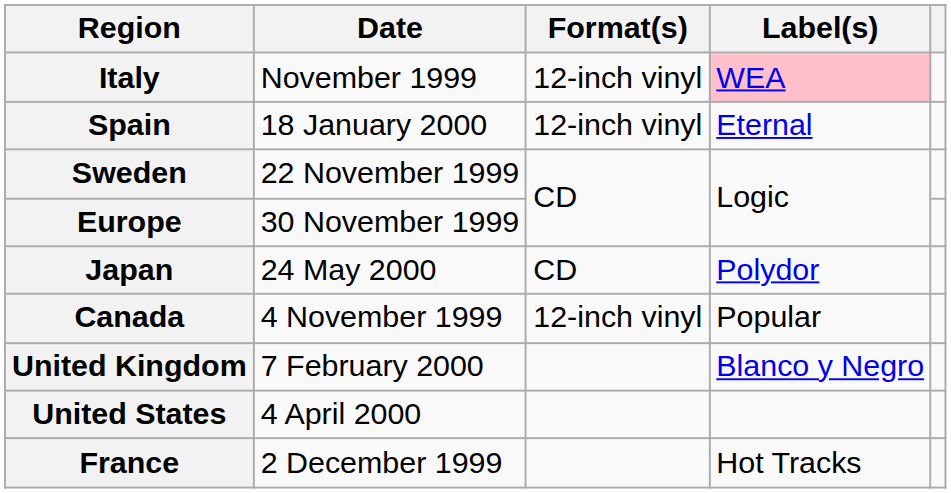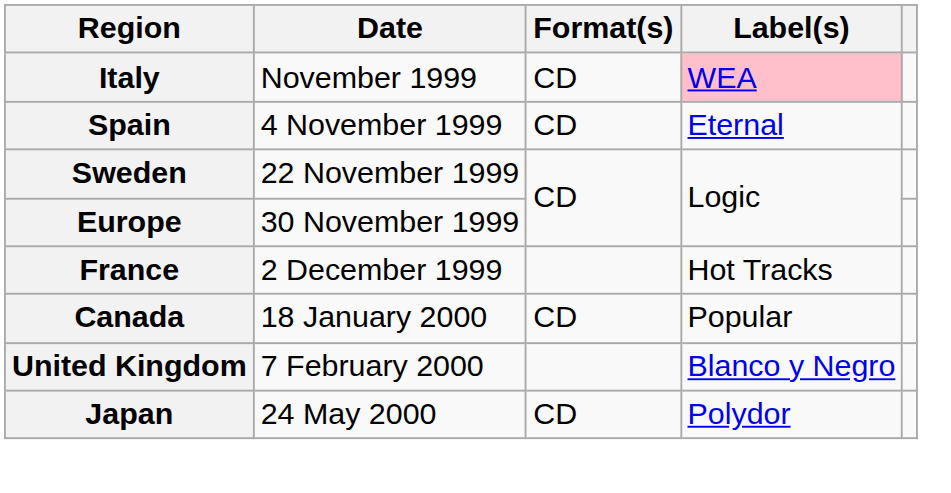(618, 76) 12-inch vinyl -> (555, 76) CD
(374, 125) 18 January 2000 -> (382, 125) 4 November 1999
(618, 125) 12-inch vinyl -> (555, 125) CD
rows swapped: (129, 462) <-> (129, 269)
(382, 317) 4 November 1999 -> (374, 317) 18 January 2000
(618, 317) 12-inch vinyl -> (555, 317) CD
- row: (129, 414)
